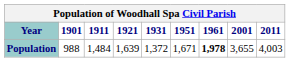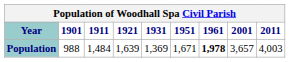(156, 48) 1,372 -> (156, 48) 1,369
(242, 48) 3,655 -> (242, 48) 3,657
